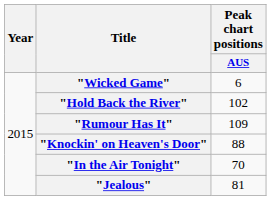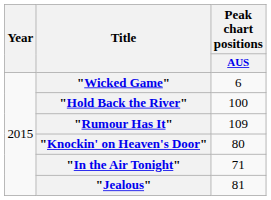(238, 103) 102 -> (238, 103) 100
(238, 144) 88 -> (238, 144) 80
(238, 164) 70 -> (238, 164) 71
